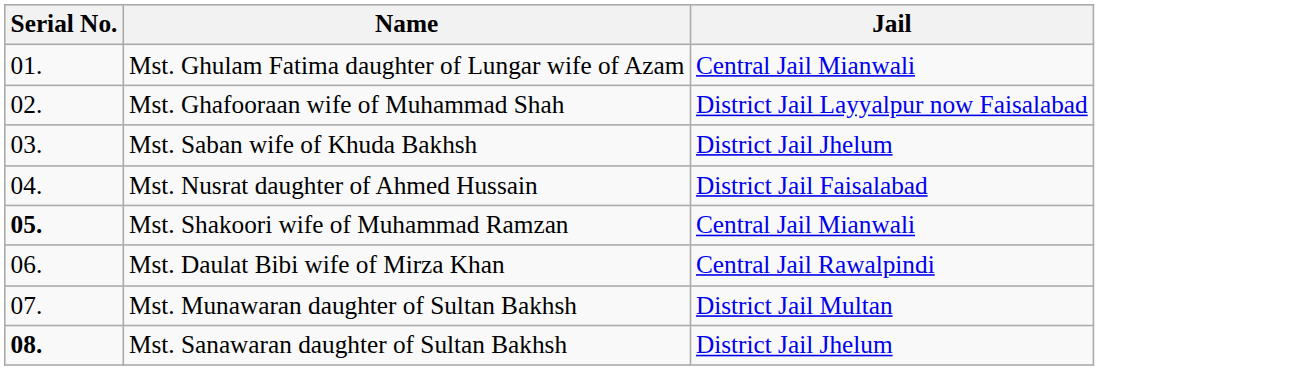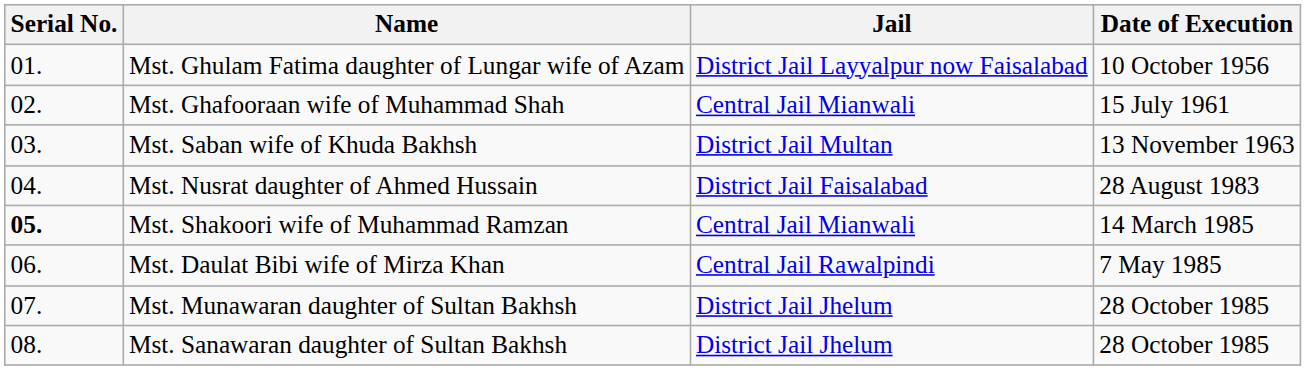+ column: (1197, 24)
(805, 64) Central Jail Mianwali -> (892, 64) District Jail Layyalpur now Faisalabad
(892, 104) District Jail Layyalpur now Faisalabad -> (805, 104) Central Jail Mianwali
(794, 144) District Jail Jhelum -> (794, 144) District Jail Multan
(794, 305) District Jail Multan -> (794, 305) District Jail Jhelum
(26, 345) bold -> (26, 345) normal
